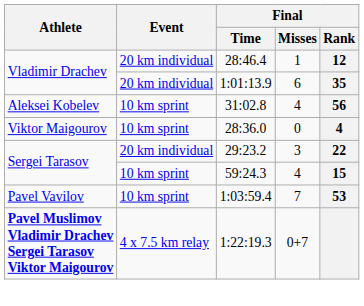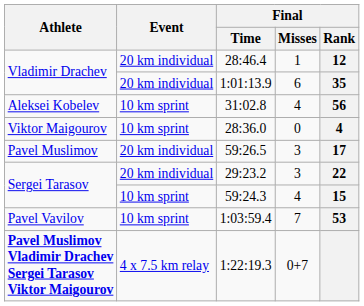+ row: (246, 151)
